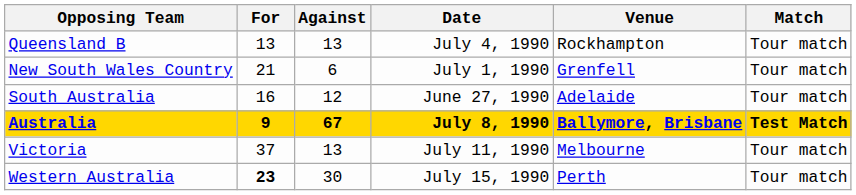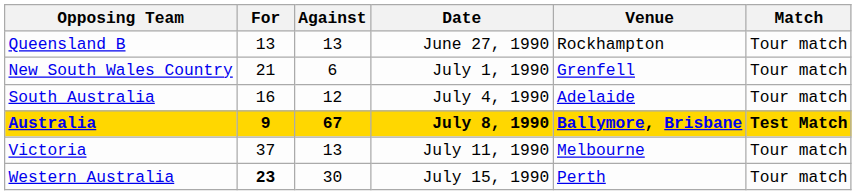(491, 44) July 4, 1990 -> (486, 44) June 27, 1990
(486, 97) June 27, 1990 -> (491, 97) July 4, 1990
